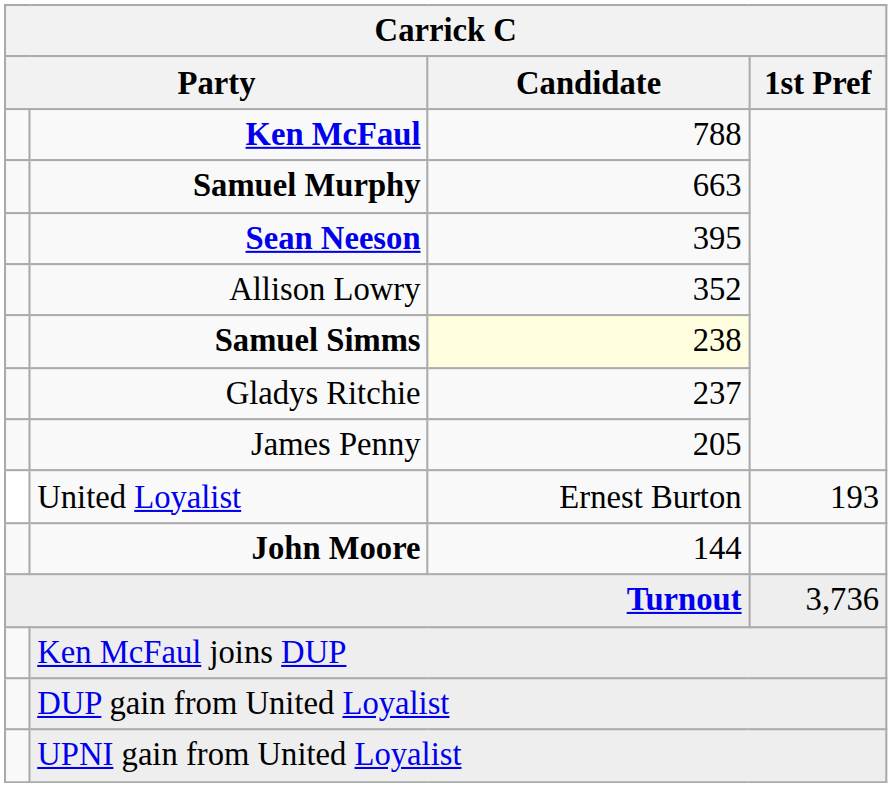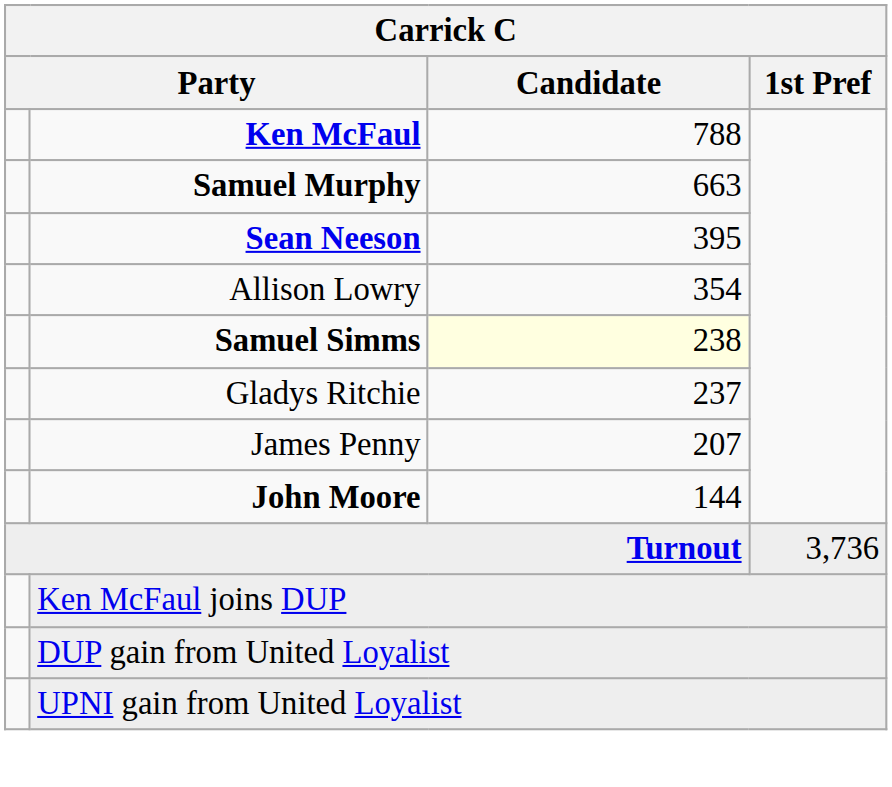(717, 289) 352 -> (717, 289) 354
(717, 444) 205 -> (717, 444) 207
- row: (139, 496)
